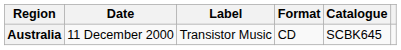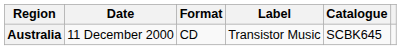columns swapped: (299, 14) <-> (226, 14)
